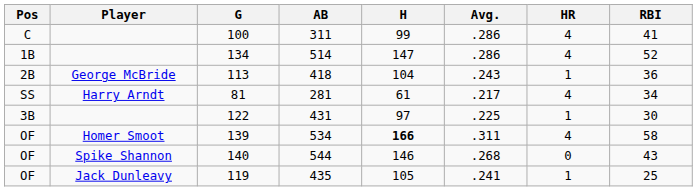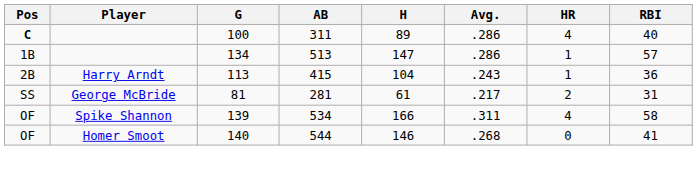(27, 35) normal -> (27, 35) bold
(403, 35) 99 -> (403, 35) 89
(651, 35) 41 -> (651, 35) 40
(321, 55) 514 -> (321, 55) 513
(568, 55) 4 -> (568, 55) 1
(651, 55) 52 -> (651, 55) 57
(124, 75) George McBride -> (124, 75) Harry Arndt
(321, 75) 418 -> (321, 75) 415
(124, 95) Harry Arndt -> (124, 95) George McBride
(568, 95) 4 -> (568, 95) 2
(651, 95) 34 -> (651, 95) 31
- row: (238, 115)
(124, 135) Homer Smoot -> (124, 115) Spike Shannon
(403, 135) bold -> (403, 115) normal
(124, 155) Spike Shannon -> (124, 135) Homer Smoot
(651, 155) 43 -> (651, 135) 41
- row: (238, 176)
